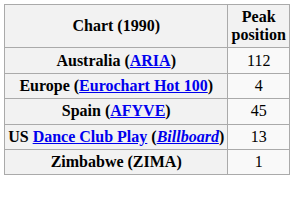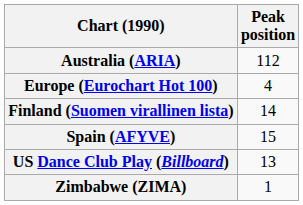+ row: (121, 111)
(259, 111) 45 -> (268, 136) 15
